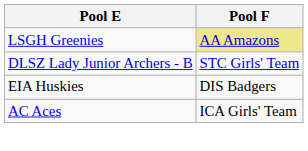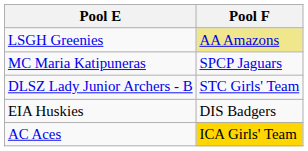+ row: (77, 63)
(248, 110) no background -> (248, 134) gold background
